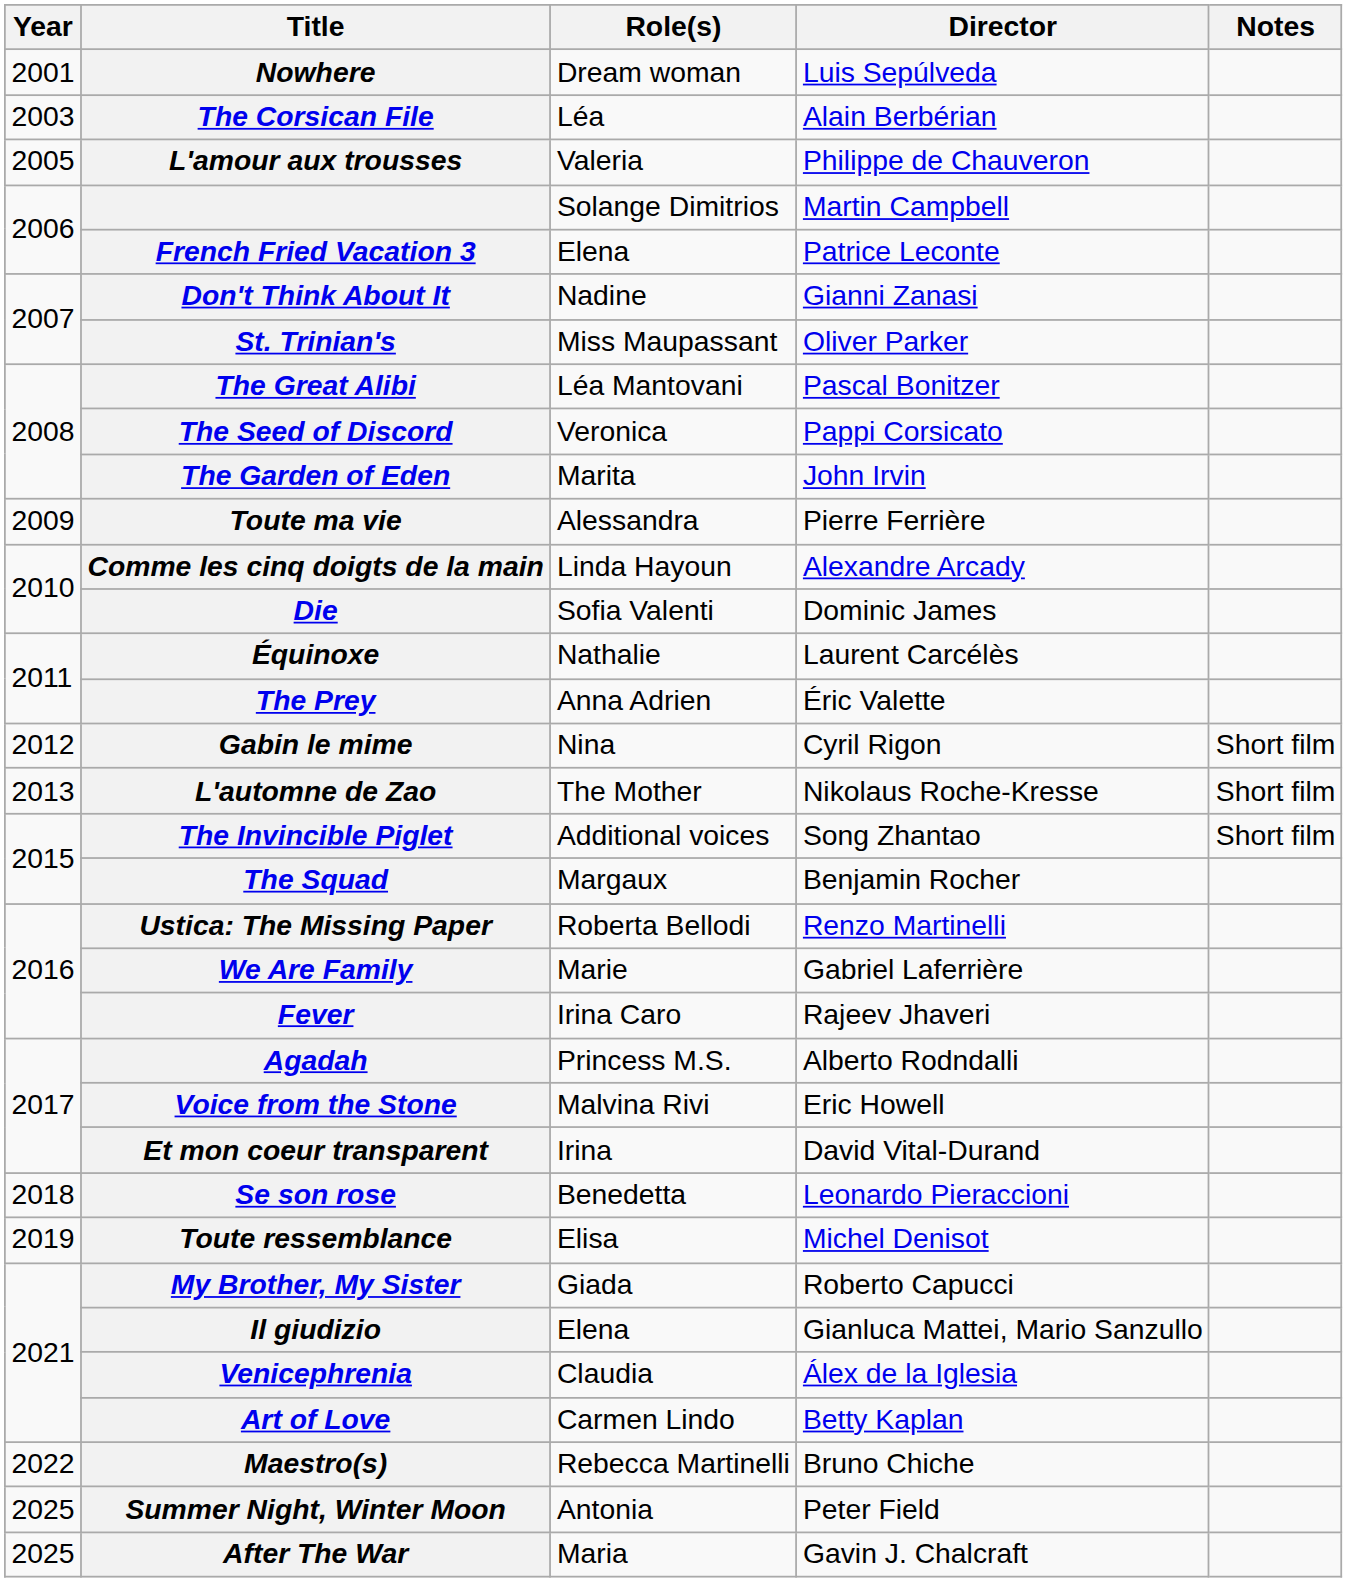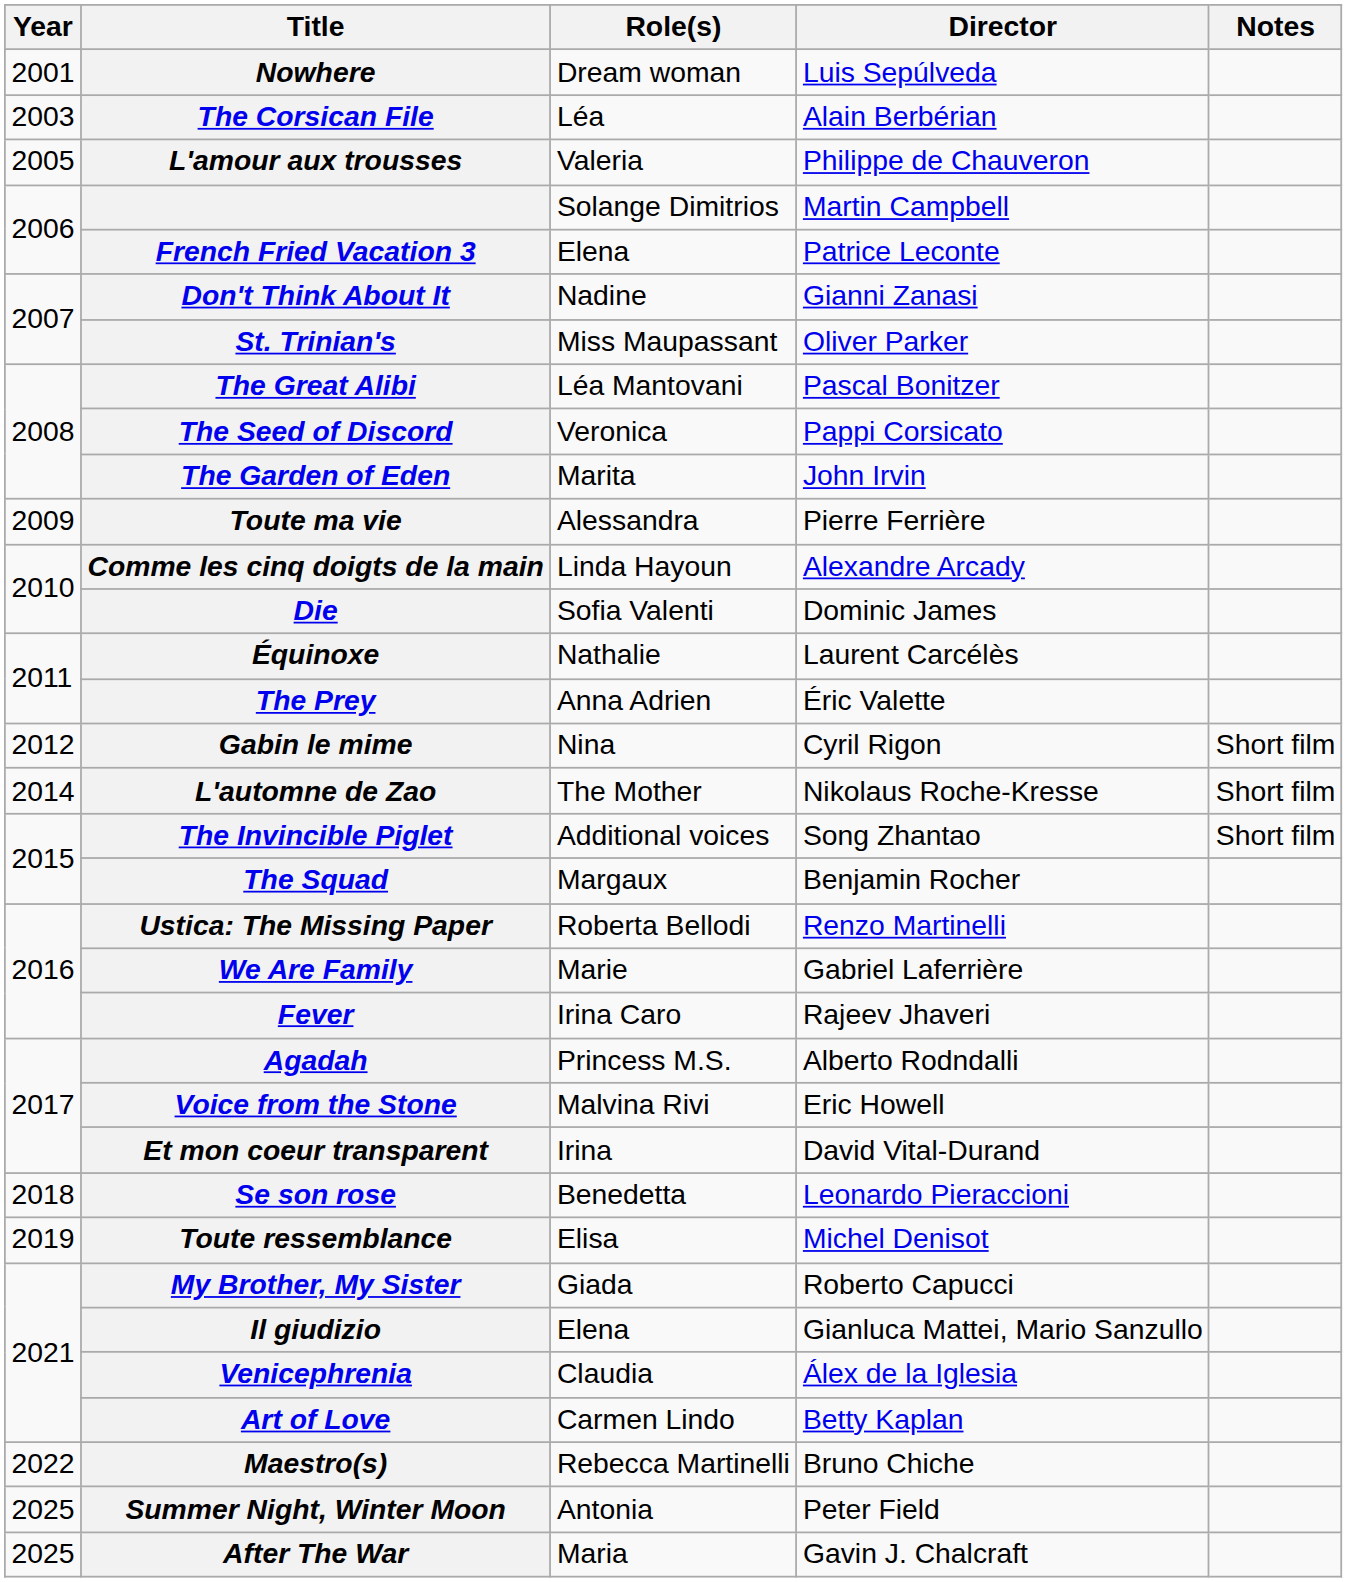(43, 790) 2013 -> (43, 790) 2014
